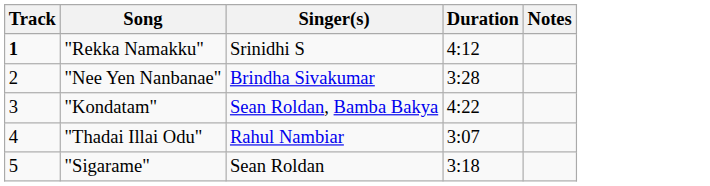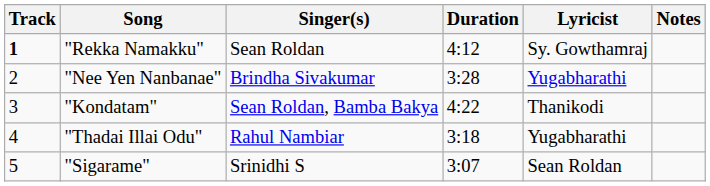+ column: (588, 19)
(267, 48) Srinidhi S -> (277, 48) Sean Roldan
(463, 136) 3:07 -> (463, 136) 3:18
(277, 166) Sean Roldan -> (267, 166) Srinidhi S
(463, 166) 3:18 -> (463, 166) 3:07
